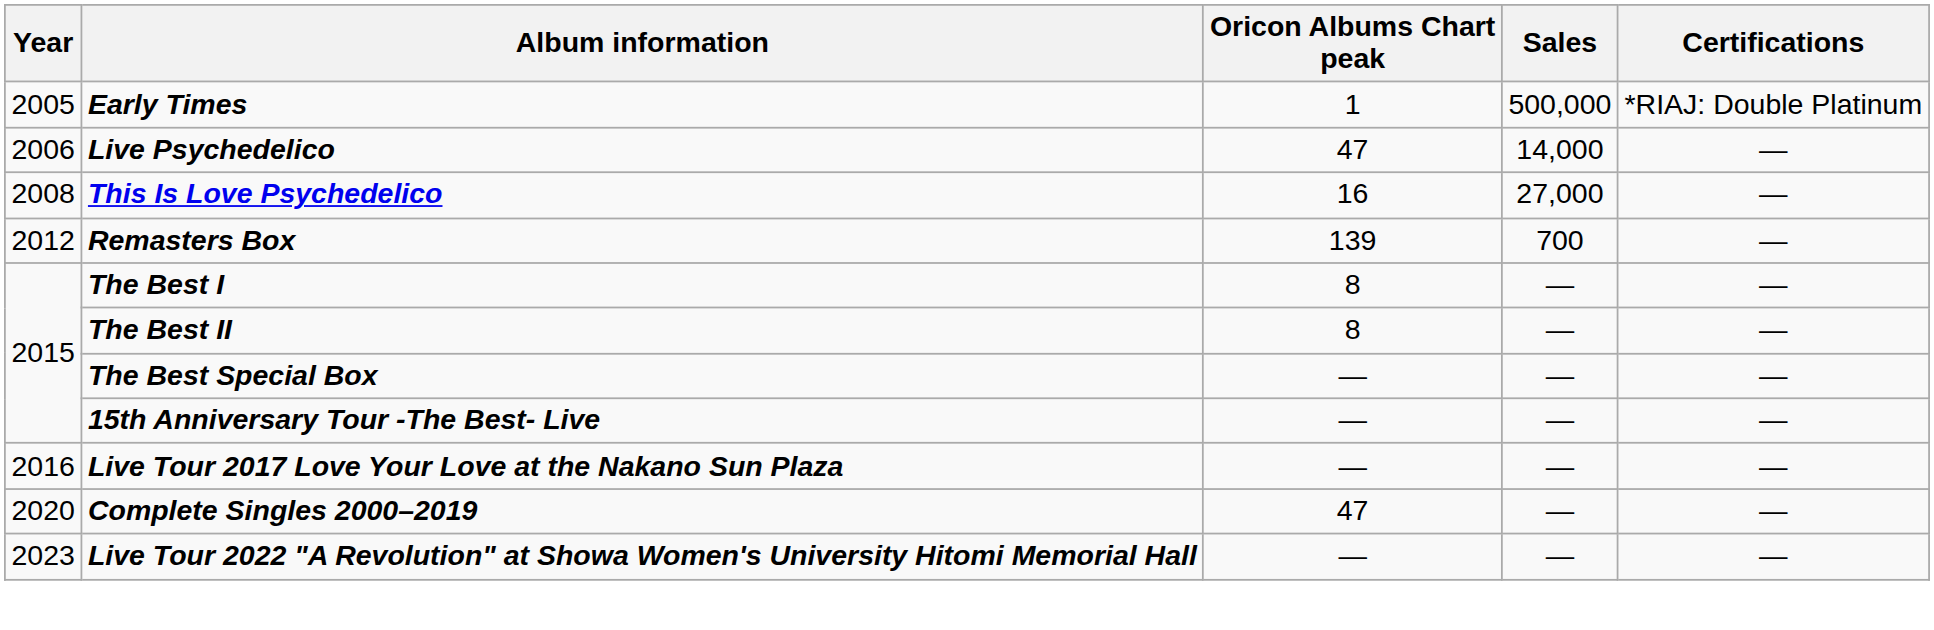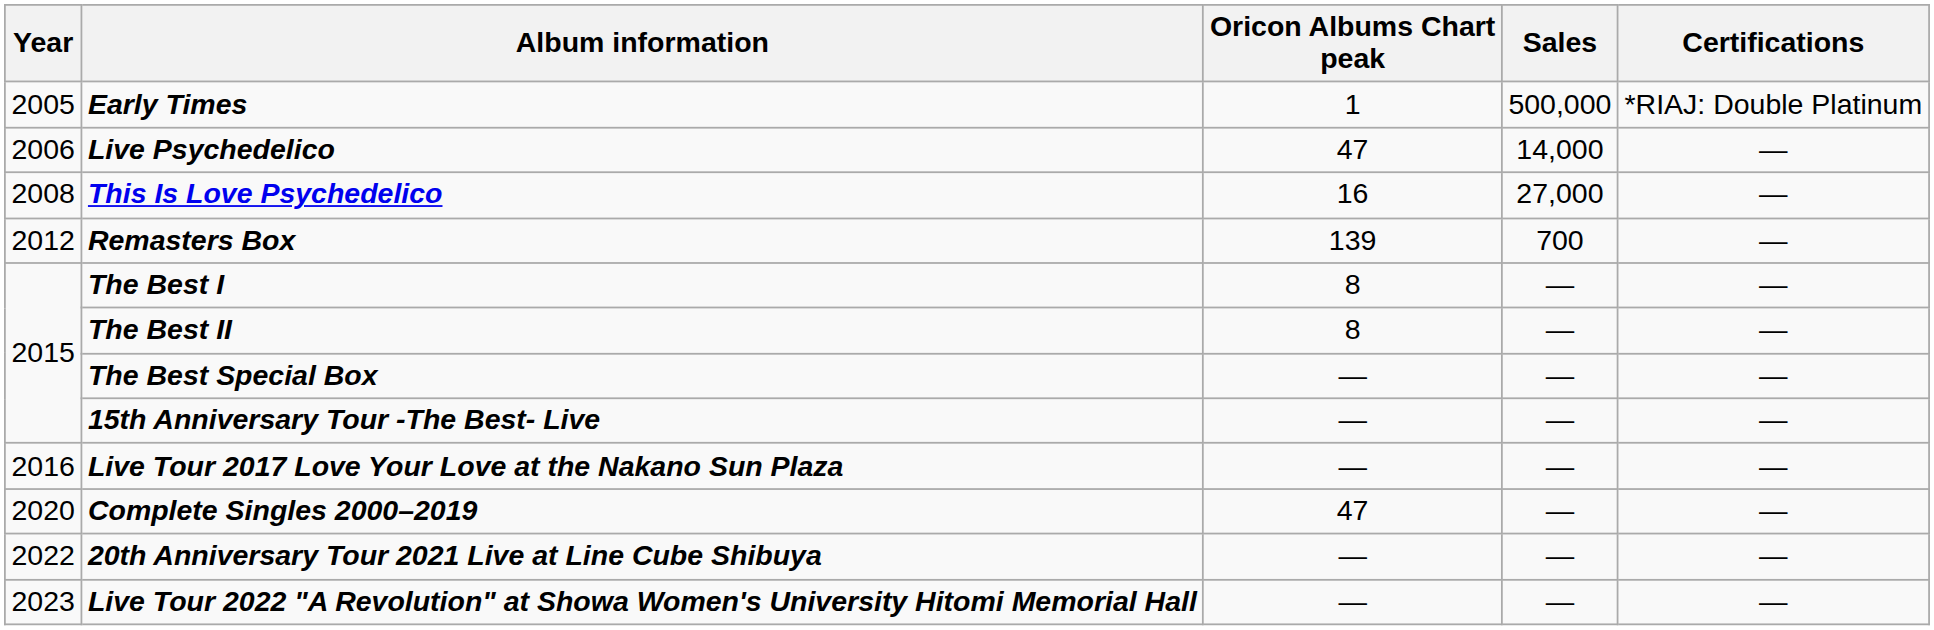+ row: (455, 555)
